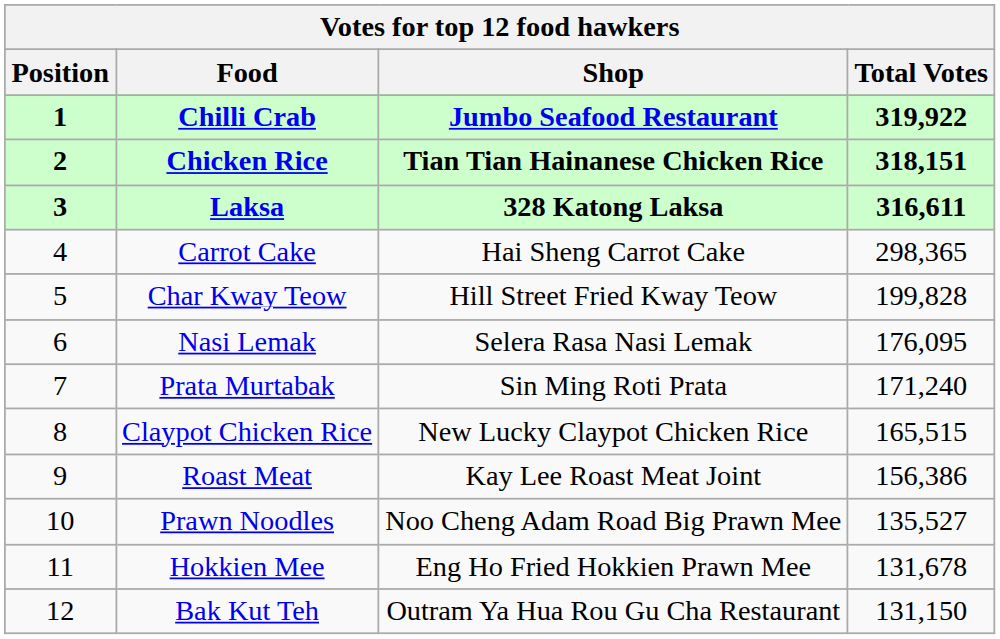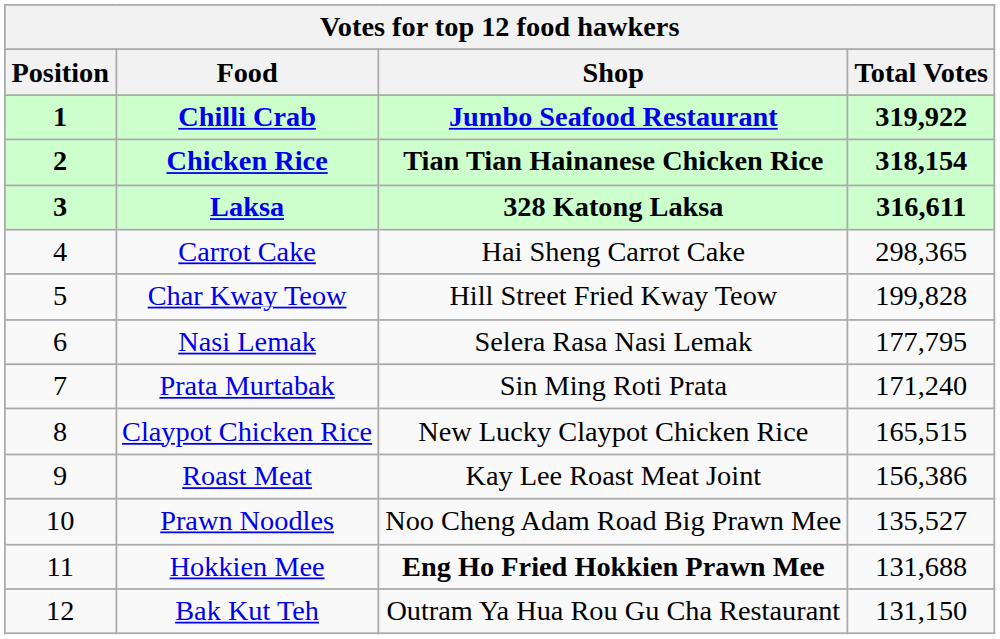(921, 161) 318,151 -> (921, 161) 318,154
(921, 341) 176,095 -> (921, 341) 177,795
(613, 565) normal -> (613, 565) bold
(921, 565) 131,678 -> (921, 565) 131,688
